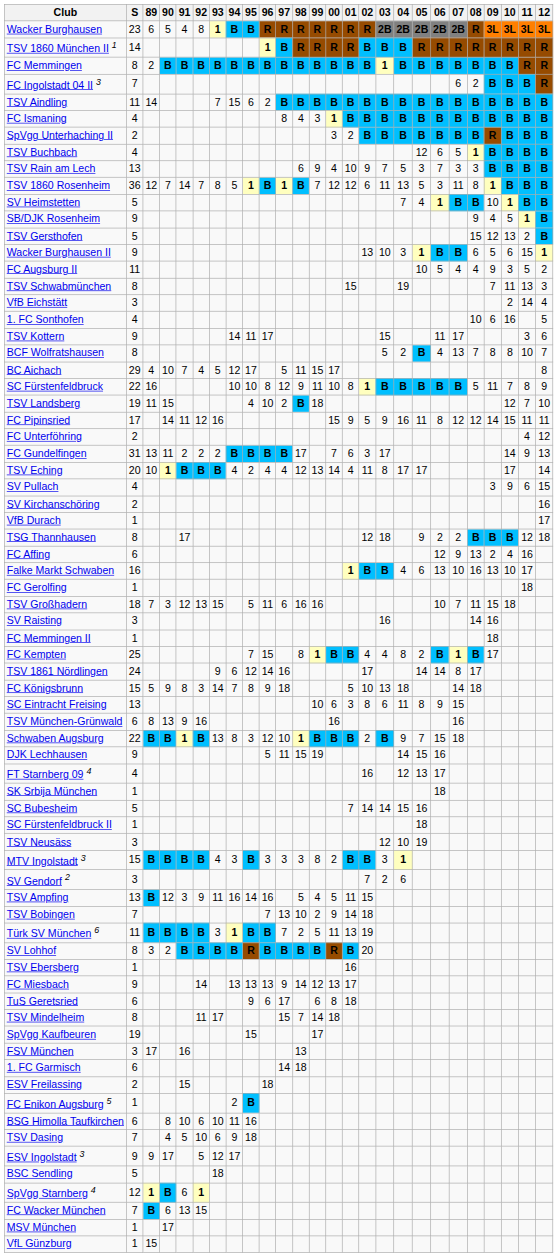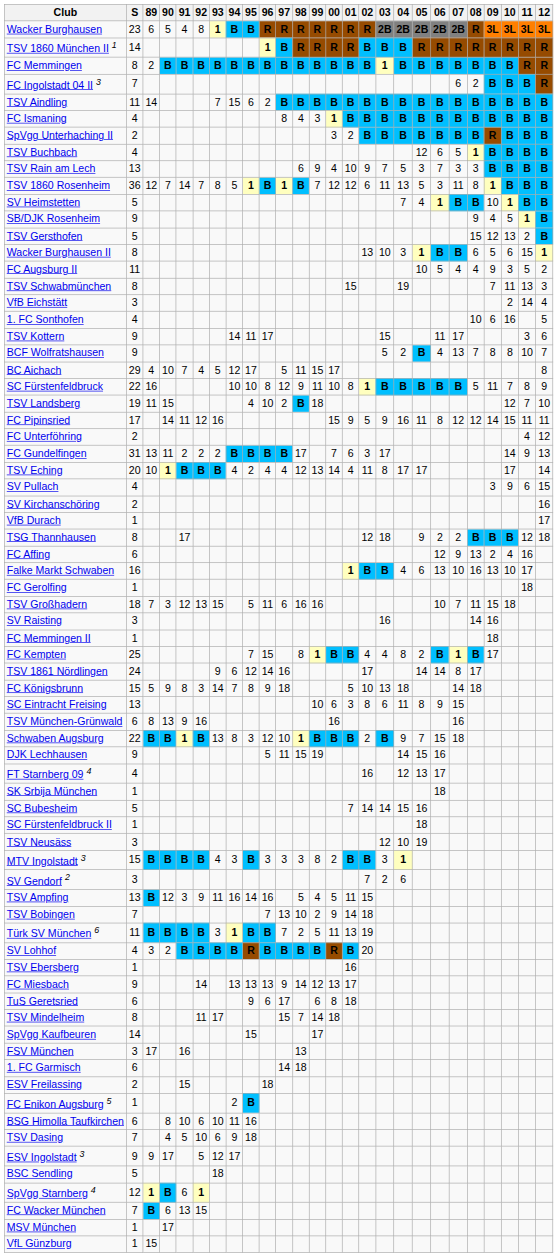(135, 253) 9 -> (135, 253) 8
(135, 353) 8 -> (135, 353) 9
(135, 951) 8 -> (135, 951) 4
(135, 1034) 19 -> (135, 1034) 14
